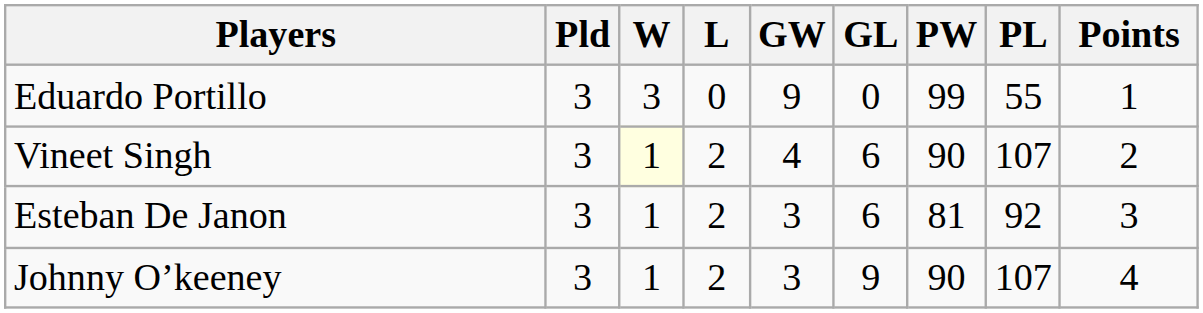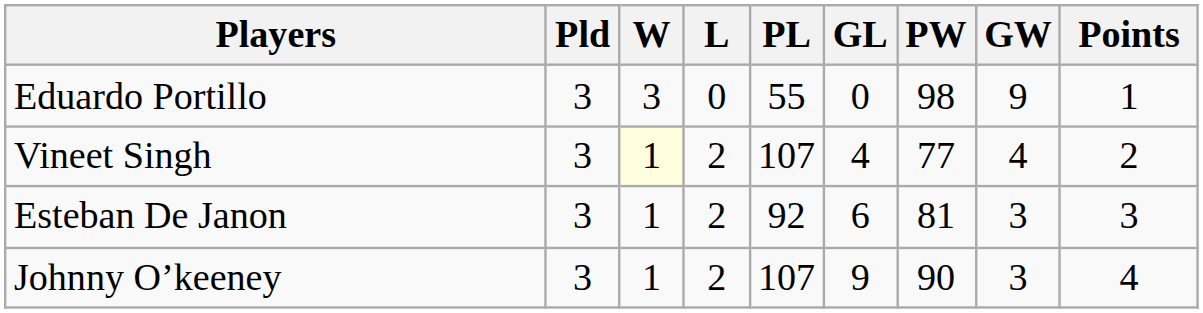columns swapped: (792, 34) <-> (1023, 34)
(947, 95) 99 -> (936, 95) 98
(871, 155) 6 -> (860, 155) 4
(947, 155) 90 -> (936, 155) 77
